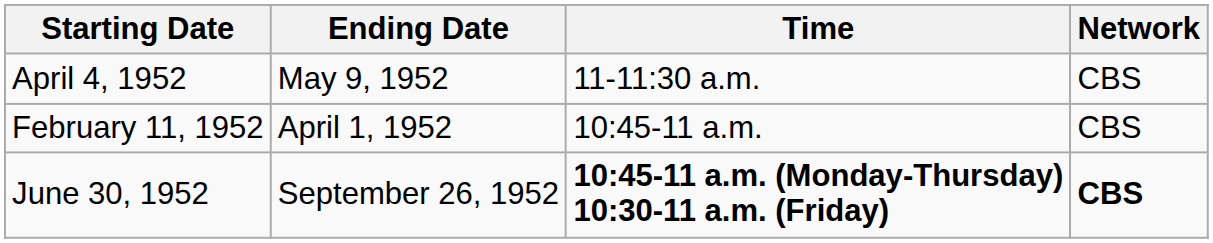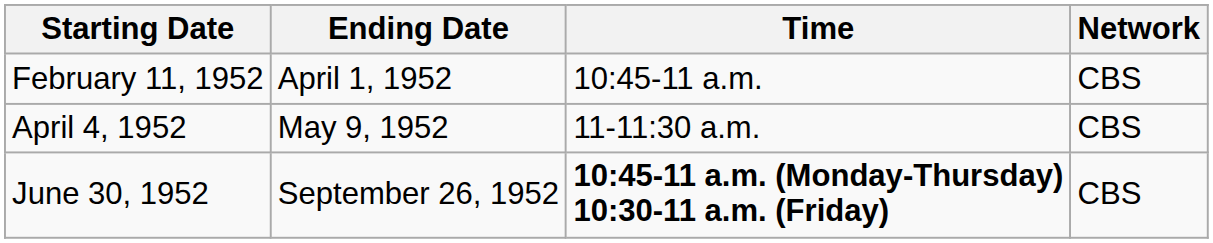rows swapped: (138, 127) <-> (99, 78)
(1110, 194) bold -> (1109, 194) normal
